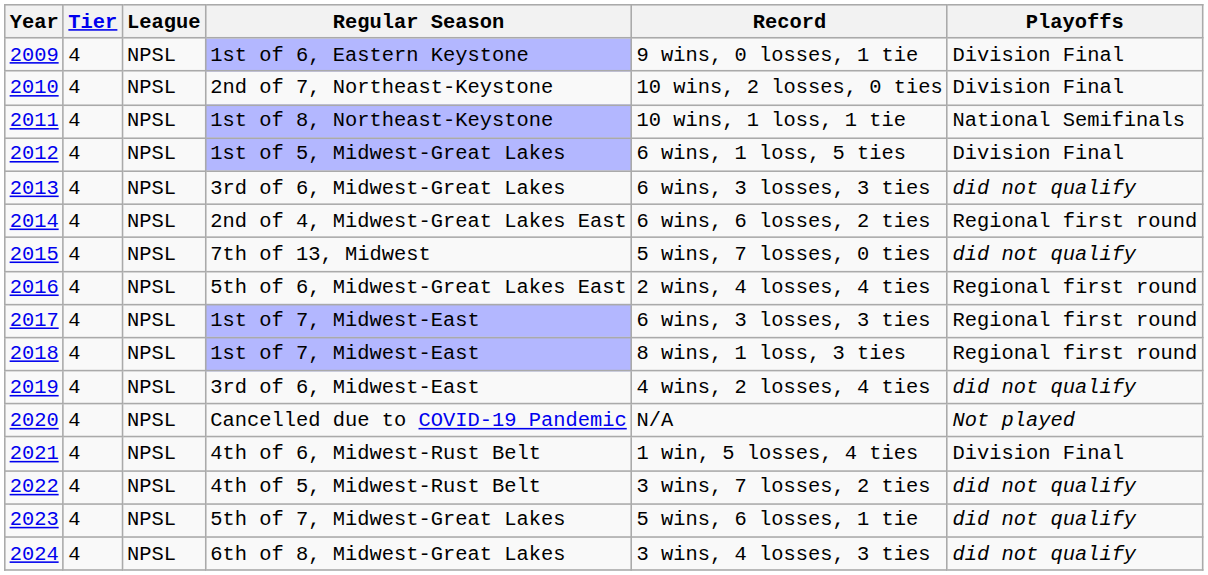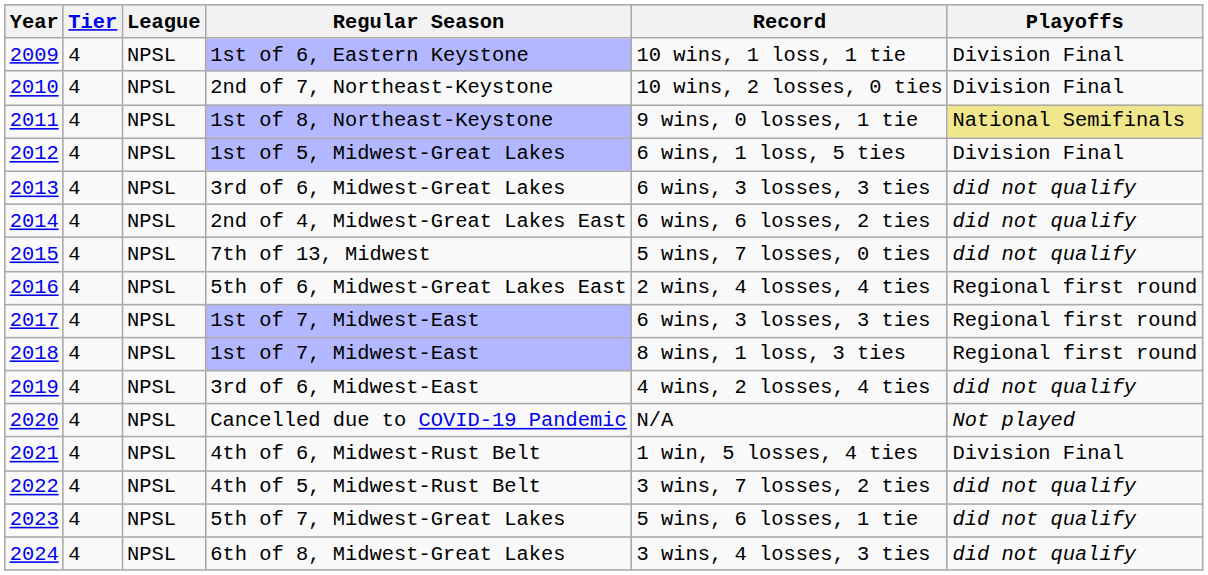(777, 55) 9 wins, 0 losses, 1 tie -> (771, 55) 10 wins, 1 loss, 1 tie
(771, 121) 10 wins, 1 loss, 1 tie -> (777, 121) 9 wins, 0 losses, 1 tie
(1069, 121) no background -> (1069, 121) khaki background
(1075, 221) Regional first round -> (1044, 221) did not qualify
